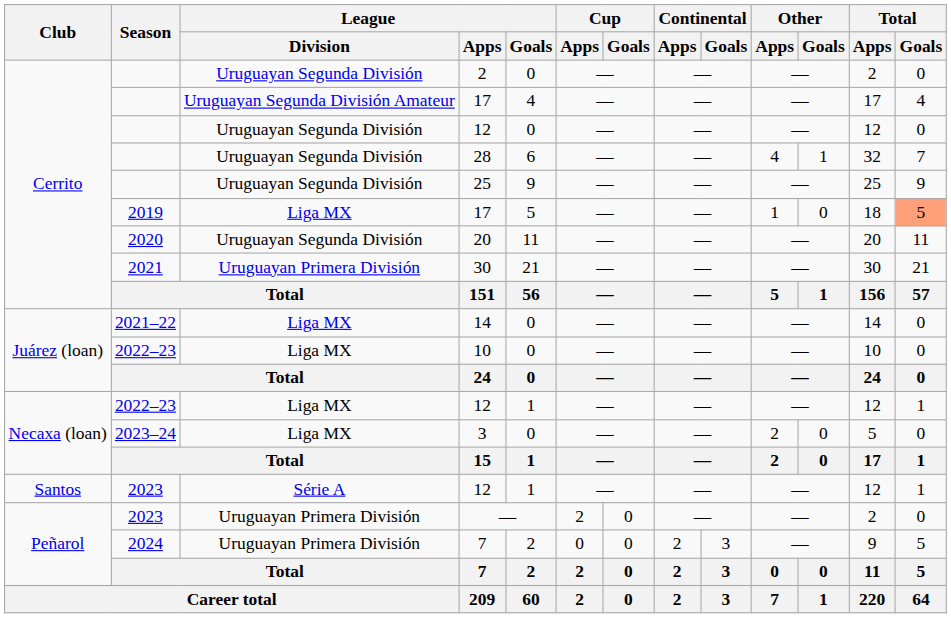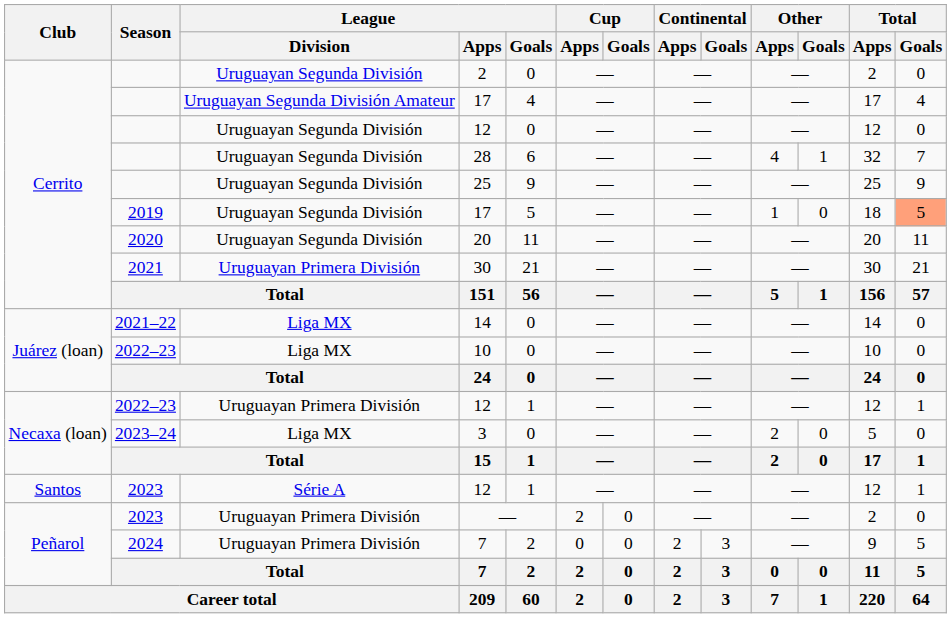(319, 211) Liga MX -> (319, 211) Uruguayan Segunda División
(319, 405) Liga MX -> (319, 405) Uruguayan Primera División
